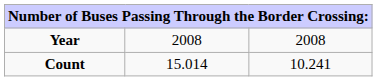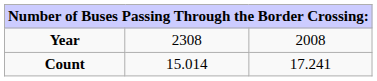(187, 40) 2008 -> (187, 40) 2308
(310, 64) 10.241 -> (310, 64) 17.241
